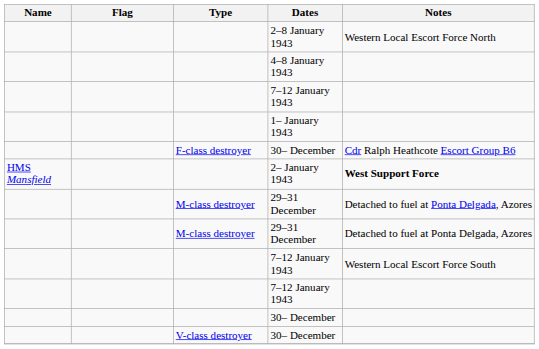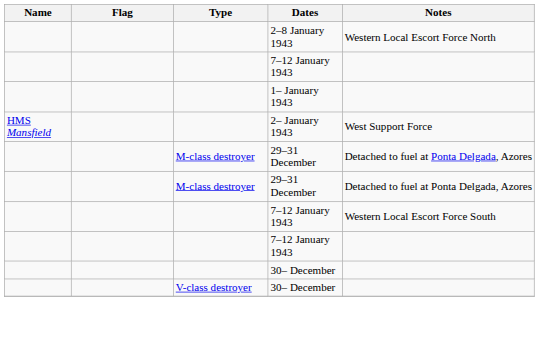- row: (221, 67)
- row: (213, 150)
(392, 174) bold -> (388, 126) normal
